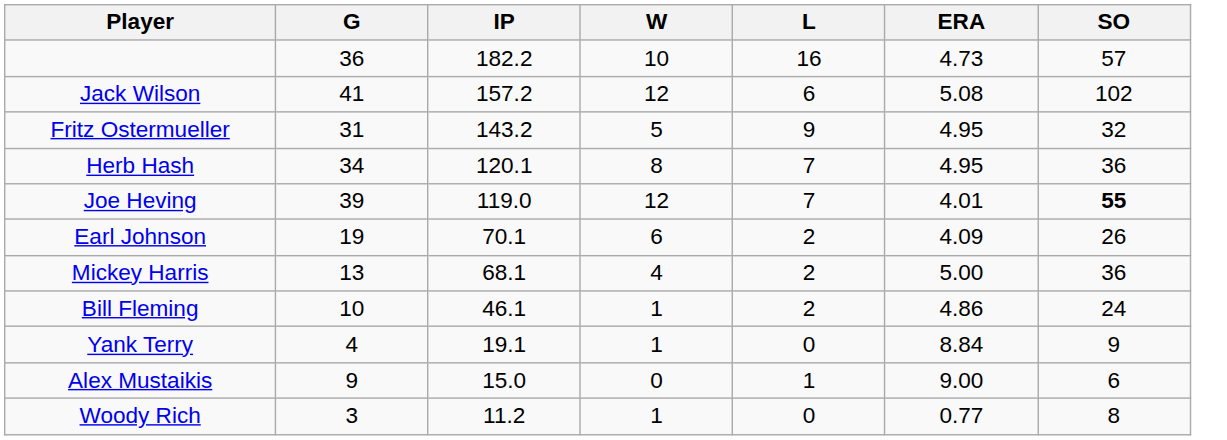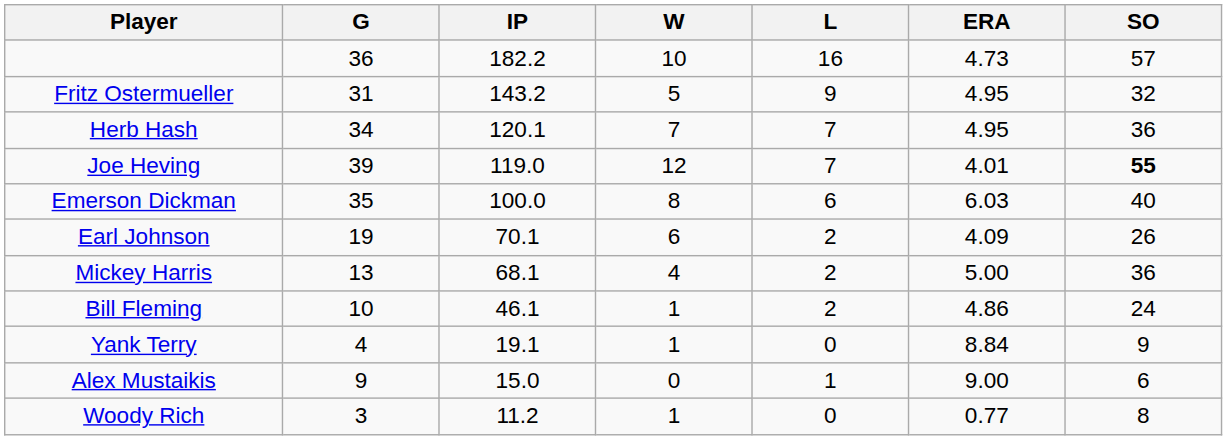- row: (140, 93)
(657, 165) 8 -> (674, 129) 7
+ row: (144, 201)
